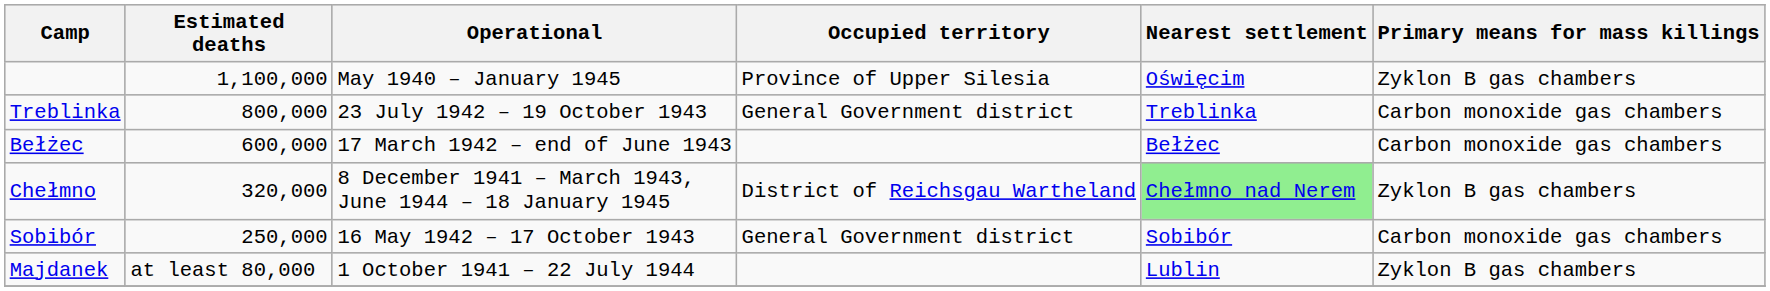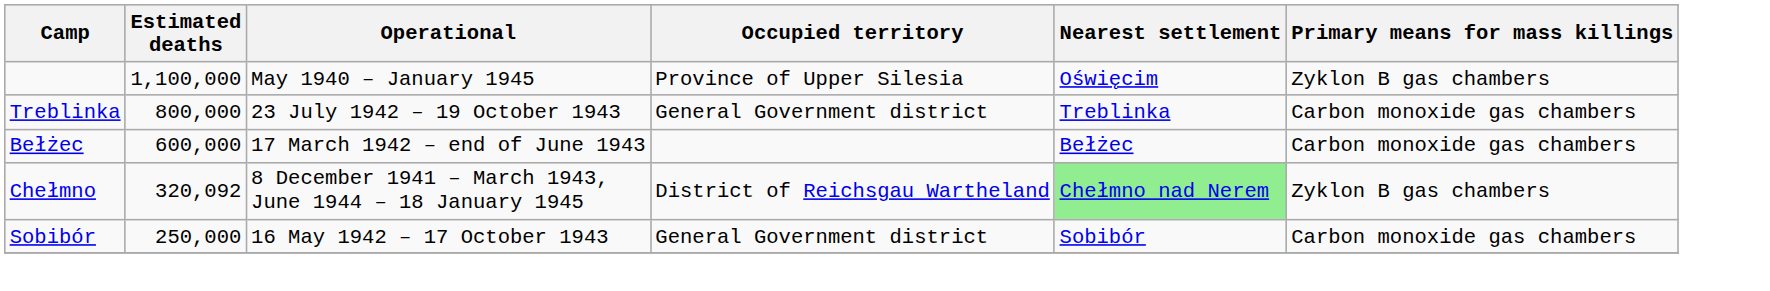(284, 191) 320,000 -> (198, 191) 320,092
- row: (59, 270)
